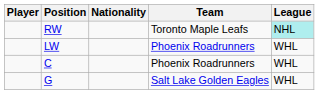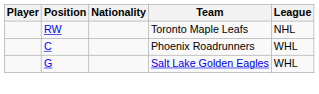(285, 30) paleturquoise background -> (285, 30) no background
- row: (52, 47)
